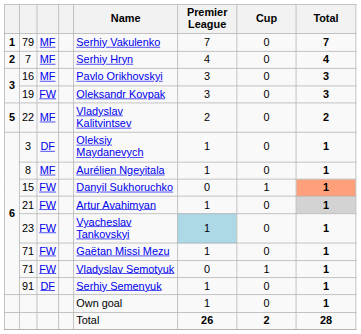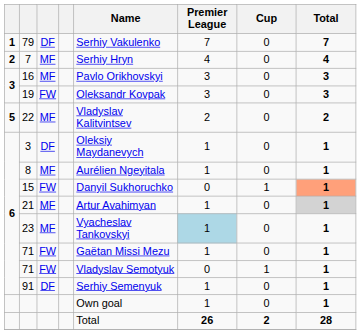(48, 42) MF -> (48, 42) DF
(48, 205) FW -> (48, 205) MF
(48, 228) FW -> (48, 228) MF
